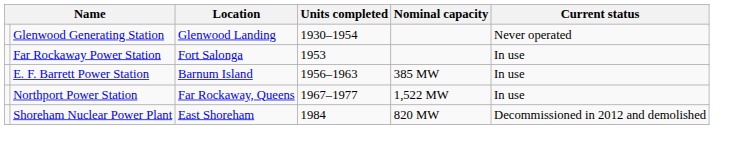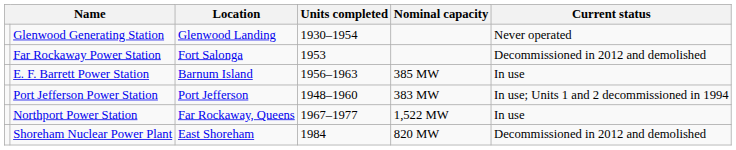(509, 54) In use -> (600, 54) Decommissioned in 2012 and demolished
+ row: (86, 94)
